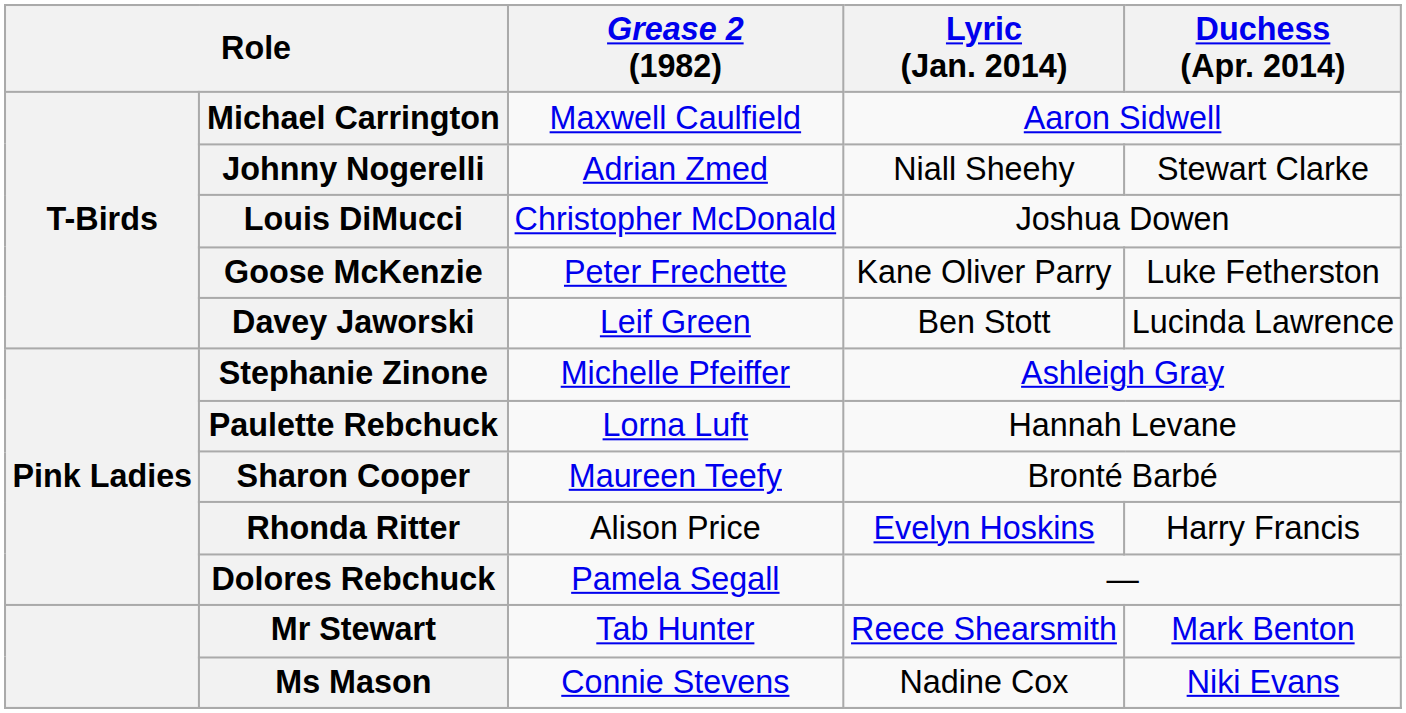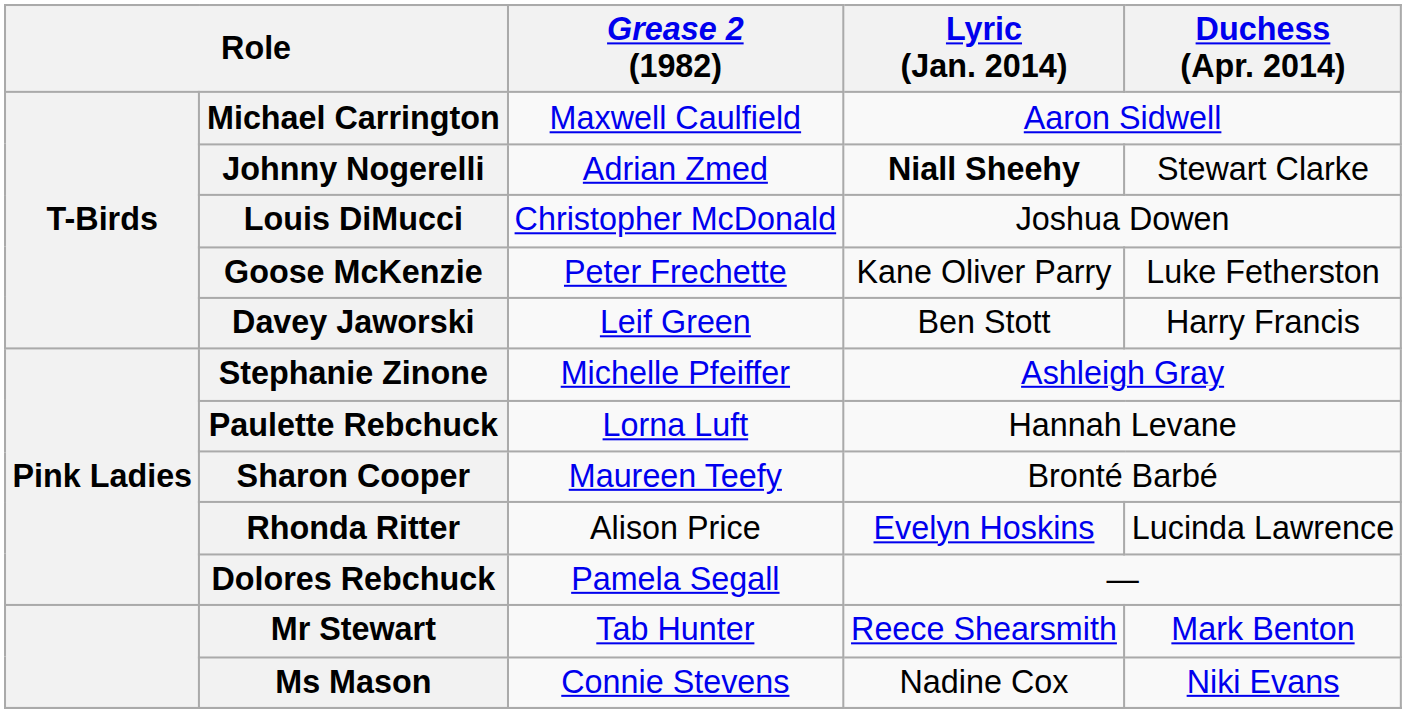(984, 169) normal -> (984, 169) bold
(1263, 322) Lucinda Lawrence -> (1263, 322) Harry Francis
(1263, 527) Harry Francis -> (1263, 527) Lucinda Lawrence
